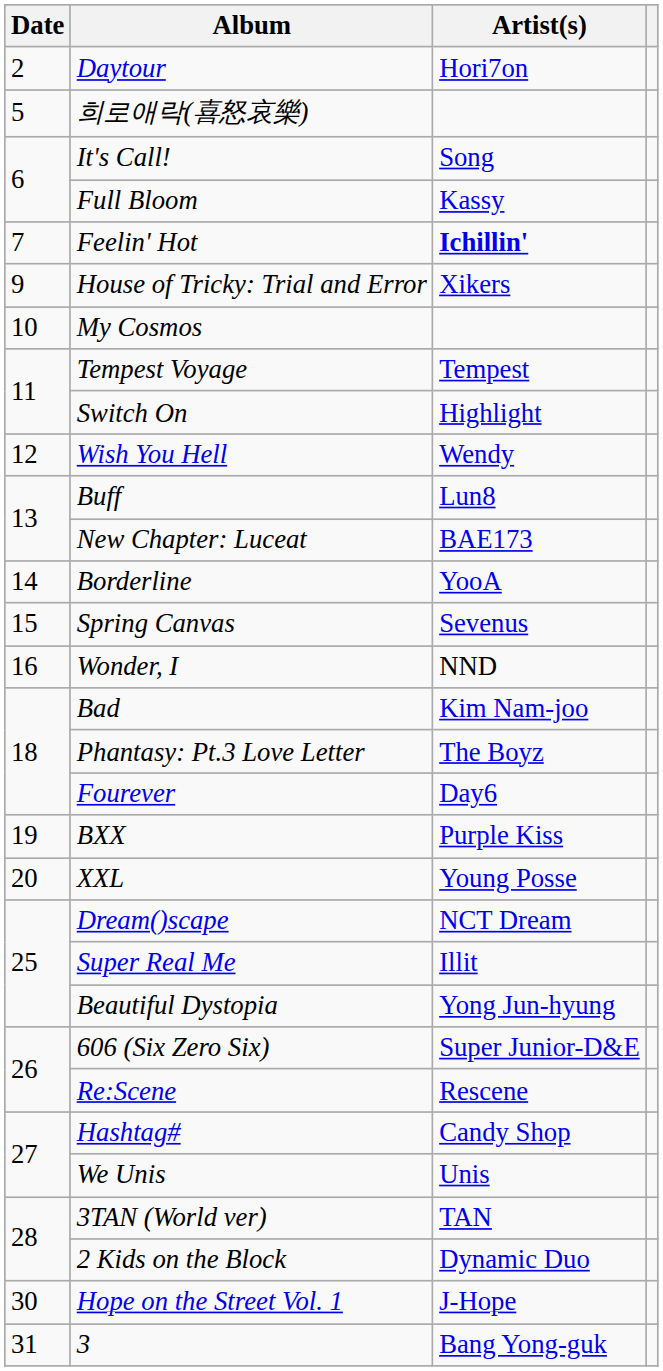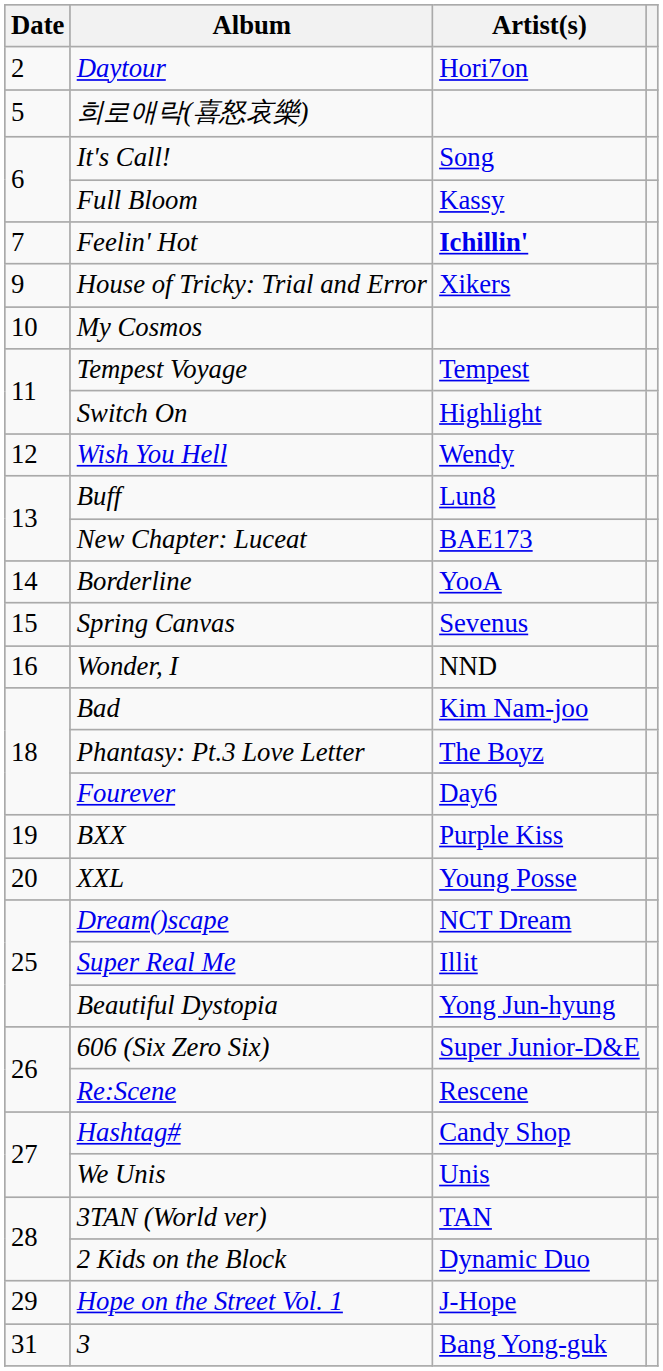(24, 1301) 30 -> (24, 1301) 29
